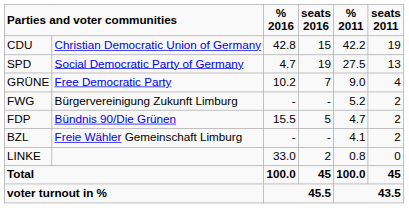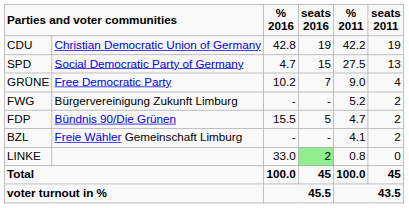(324, 45) 15 -> (324, 45) 19
(324, 63) 19 -> (324, 63) 15
(328, 156) no background -> (328, 156) lightgreen background
